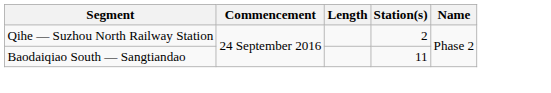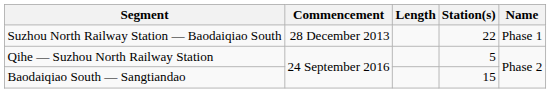+ row: (144, 35)
(424, 35) 2 -> (492, 56) 5
(421, 56) 11 -> (489, 77) 15
